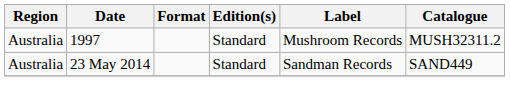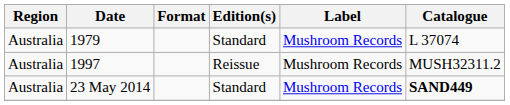+ row: (85, 40)
(239, 40) Standard -> (236, 64) Reissue
(337, 64) Sandman Records -> (343, 87) Mushroom Records
(441, 64) normal -> (441, 87) bold
